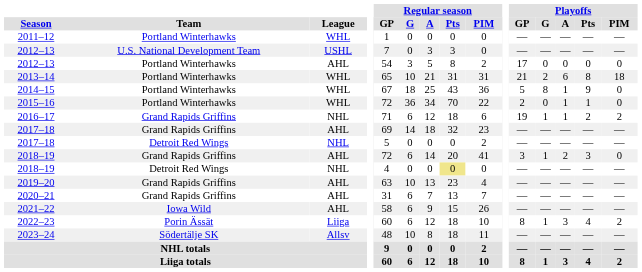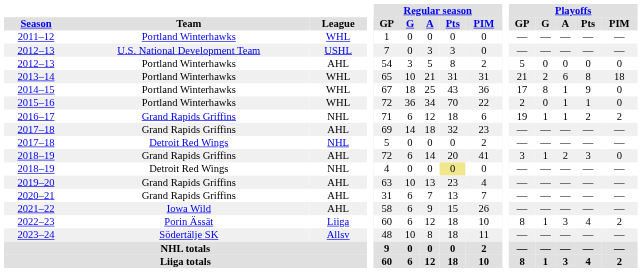(522, 63) 17 -> (522, 63) 5
(522, 89) 5 -> (522, 89) 17
